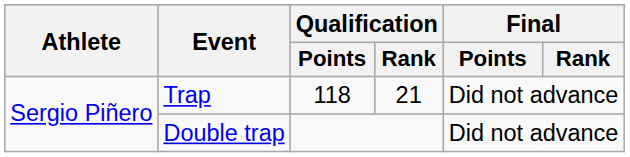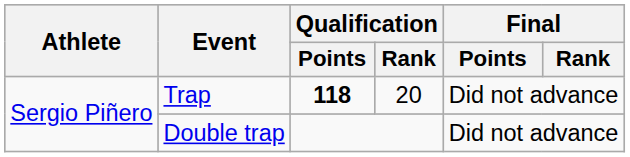(332, 96) normal -> (332, 96) bold
(409, 96) 21 -> (409, 96) 20
